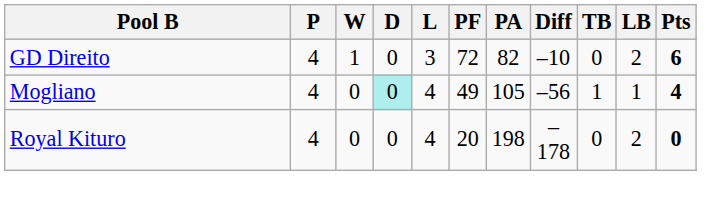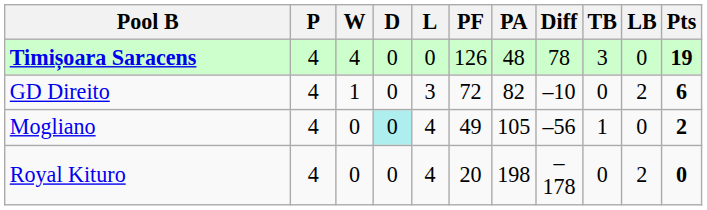+ row: (103, 57)
(636, 92) 1 -> (642, 127) 0
(676, 92) 4 -> (681, 127) 2
